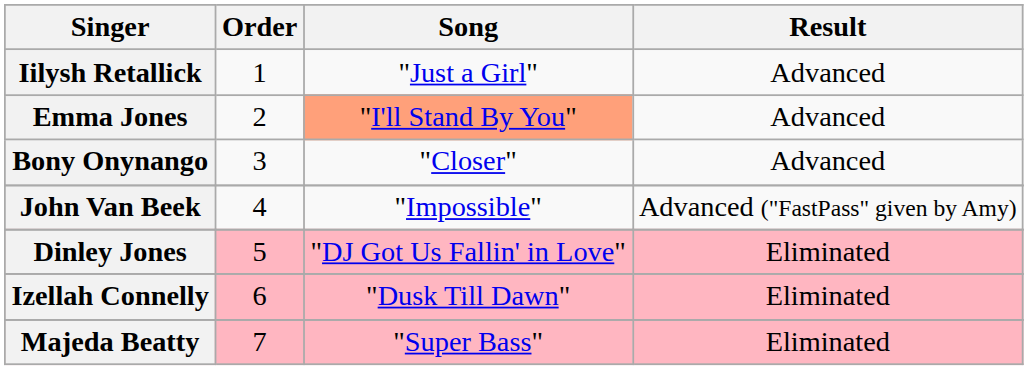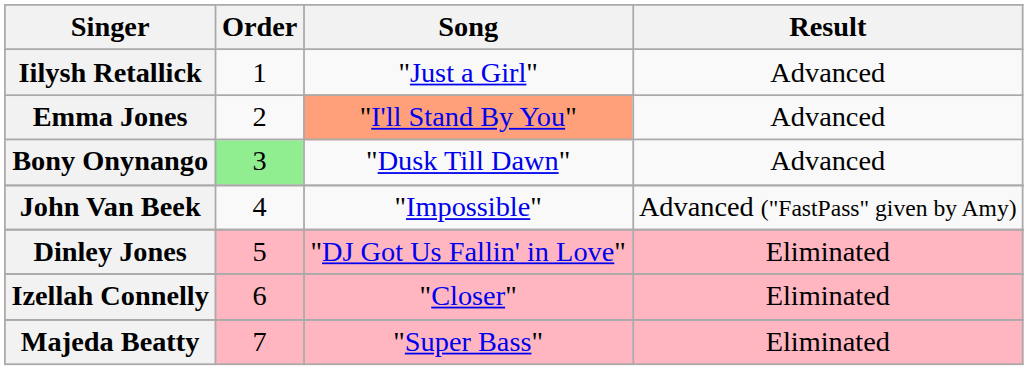(260, 161) no background -> (260, 161) lightgreen background
(468, 161) "Closer" -> (468, 161) "Dusk Till Dawn"
(468, 296) "Dusk Till Dawn" -> (468, 296) "Closer"
